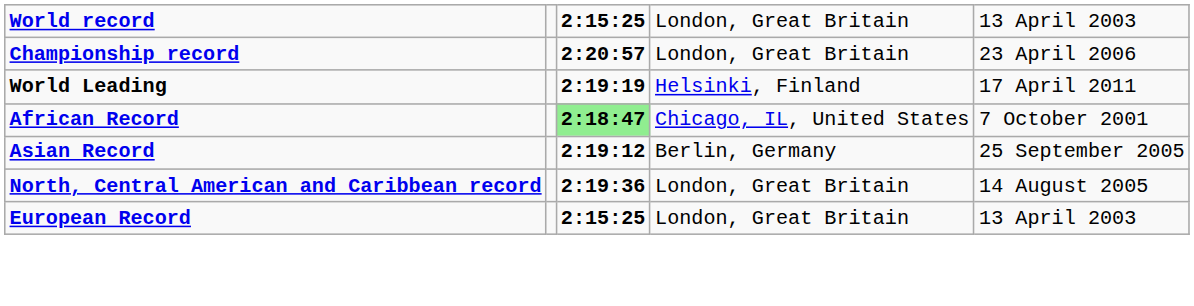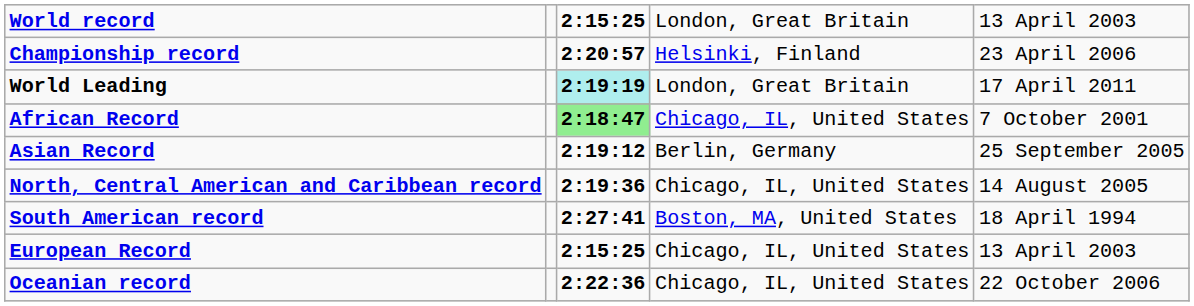(782, 54) London, Great Britain -> (758, 54) Helsinki, Finland
(603, 87) no background -> (603, 87) paleturquoise background
(758, 87) Helsinki, Finland -> (782, 87) London, Great Britain
(782, 185) London, Great Britain -> (812, 185) Chicago, IL, United States
+ row: (137, 218)
(782, 218) London, Great Britain -> (812, 251) Chicago, IL, United States
+ row: (100, 284)
